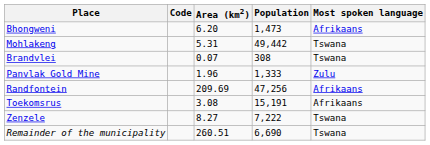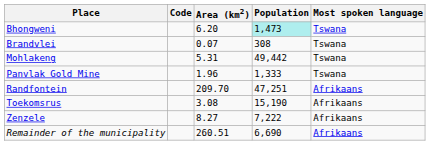(268, 29) no background -> (268, 29) paleturquoise background
(338, 29) Afrikaans -> (330, 29) Tswana
rows swapped: (31, 59) <-> (31, 44)
(324, 73) Zulu -> (330, 73) Tswana
(212, 88) 209.69 -> (212, 88) 209.70
(271, 88) 47,256 -> (271, 88) 47,251
(271, 103) 15,191 -> (271, 103) 15,190
(330, 118) Tswana -> (338, 118) Afrikaans
(330, 133) Tswana -> (338, 133) Afrikaans
